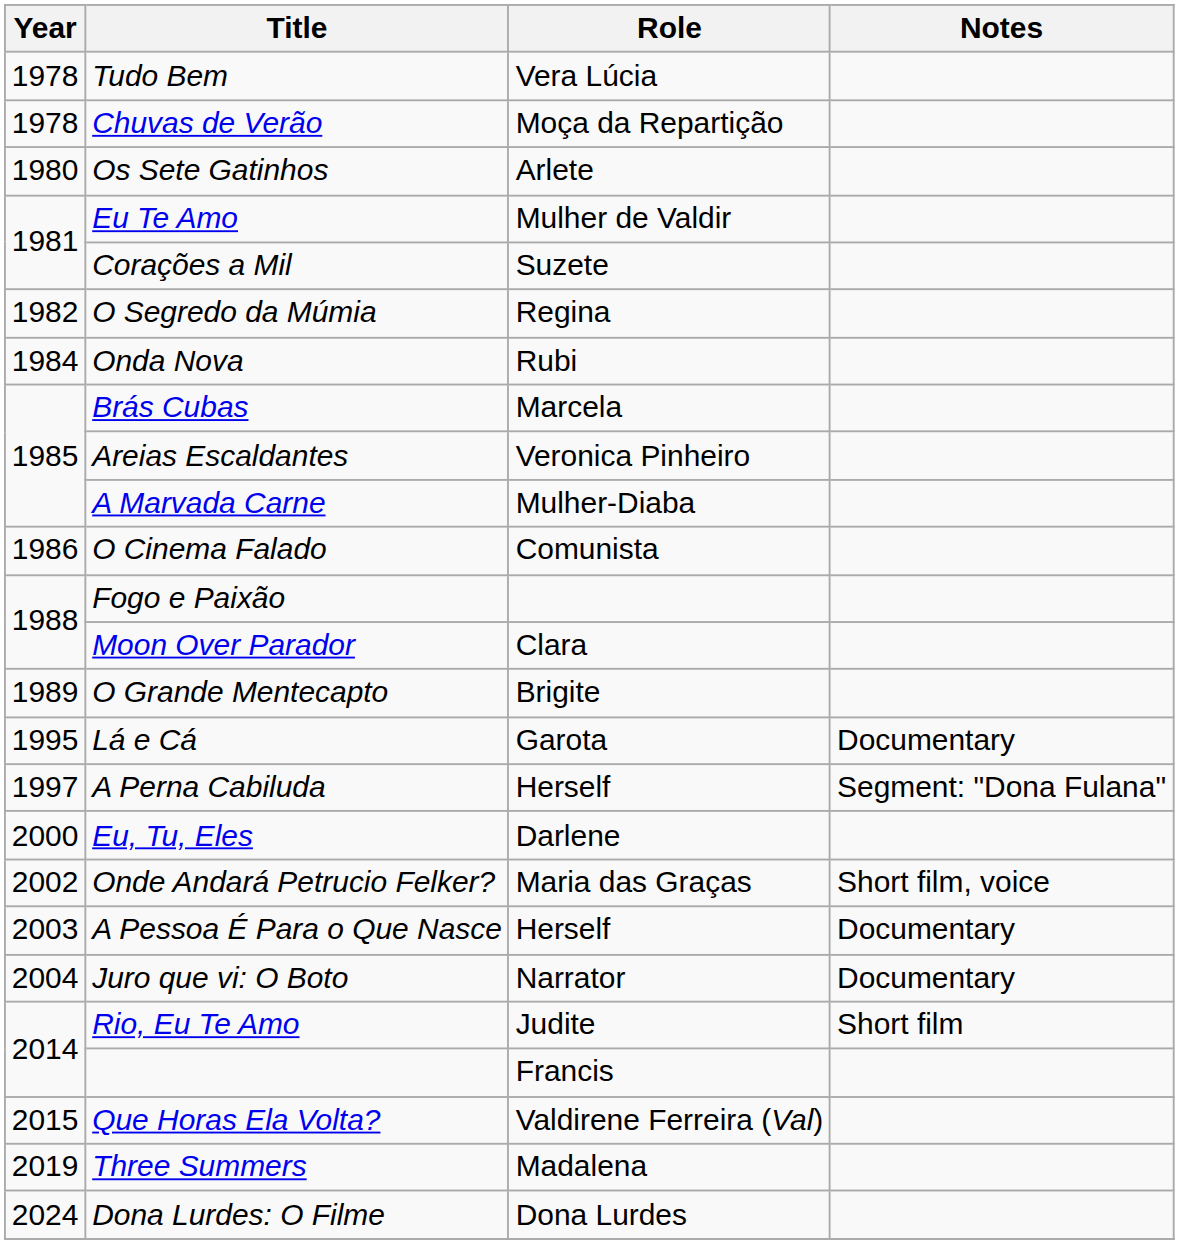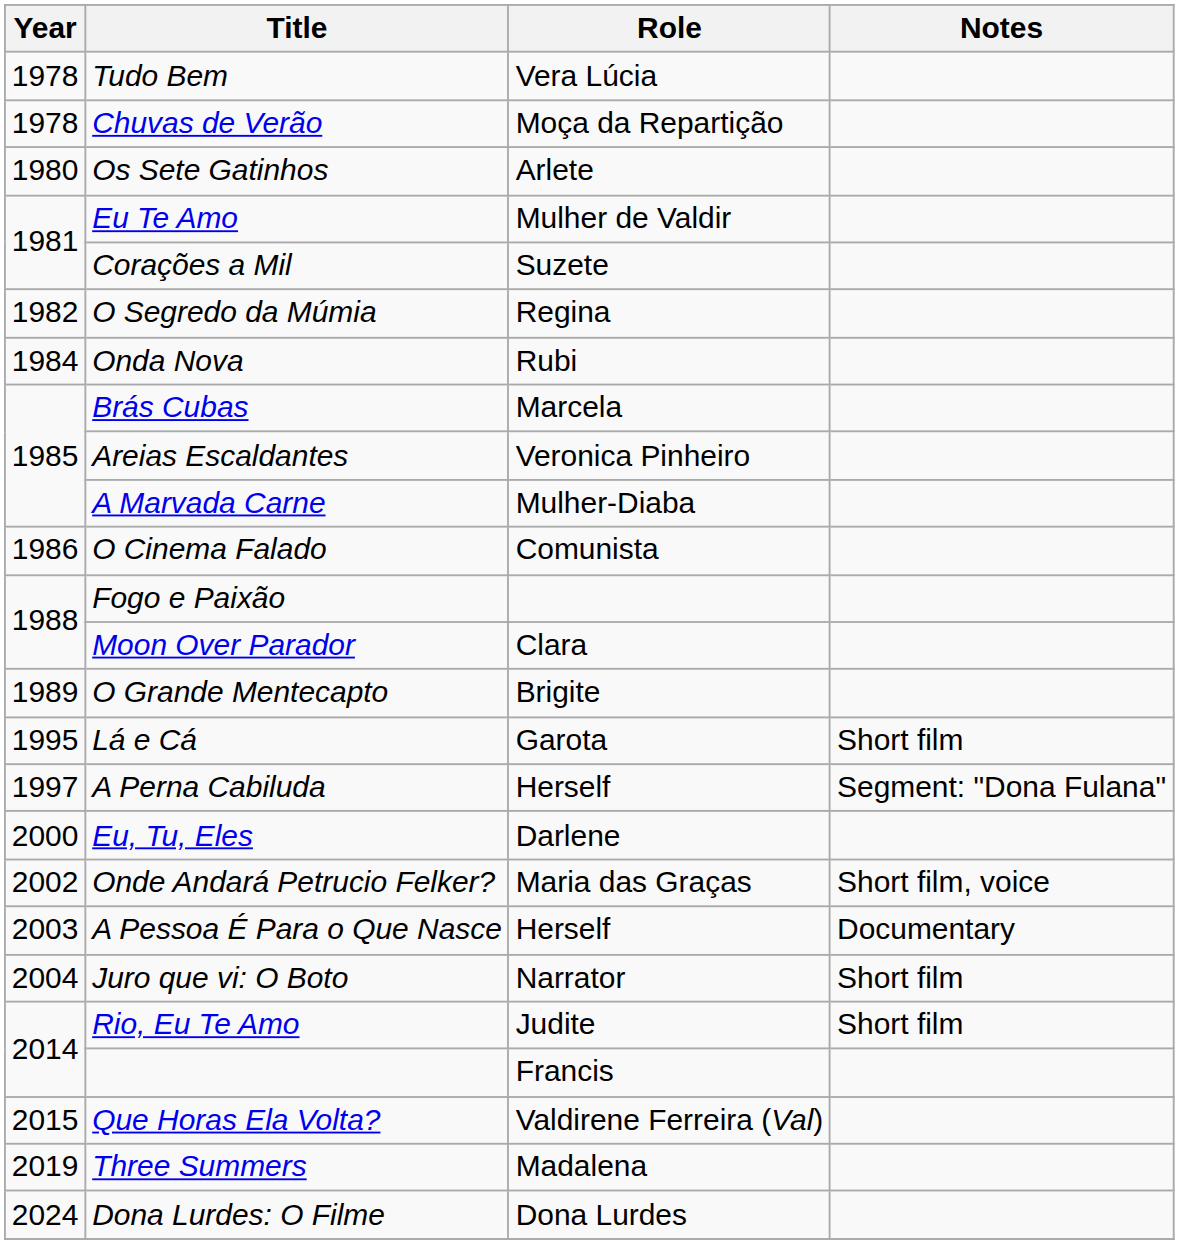(926, 739) Documentary -> (900, 739) Short film
(926, 977) Documentary -> (900, 977) Short film
